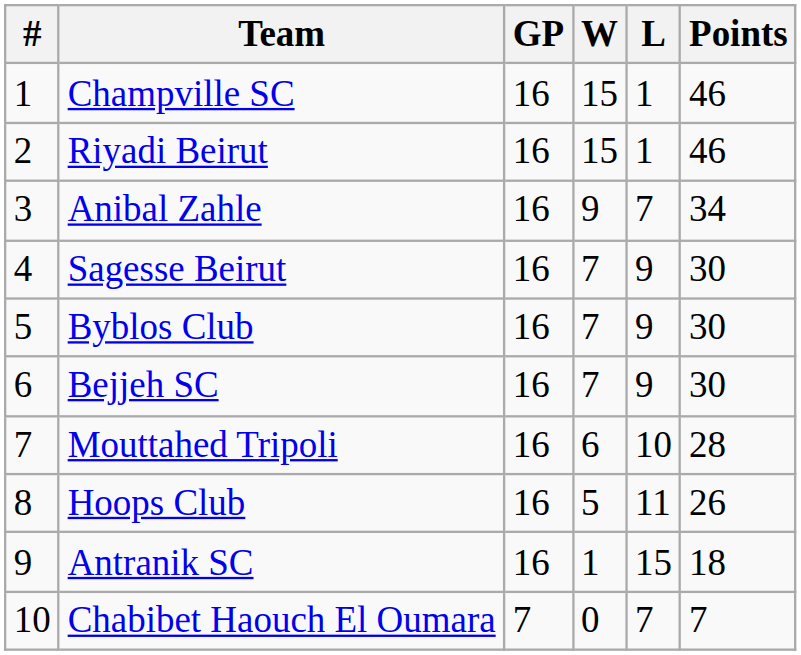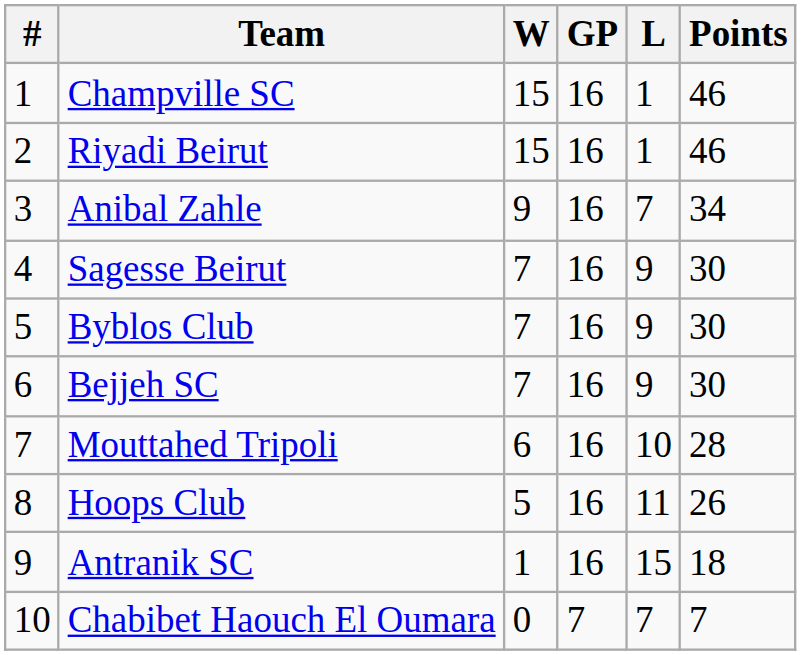columns swapped: (538, 33) <-> (600, 33)
